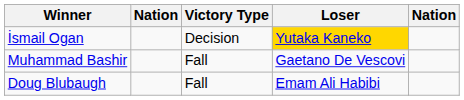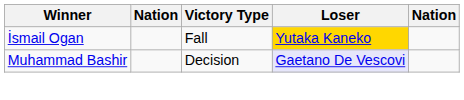(212, 38) Decision -> (196, 38) Fall
(196, 60) Fall -> (212, 60) Decision
(340, 60) no background -> (340, 60) lavender background
- row: (57, 83)
